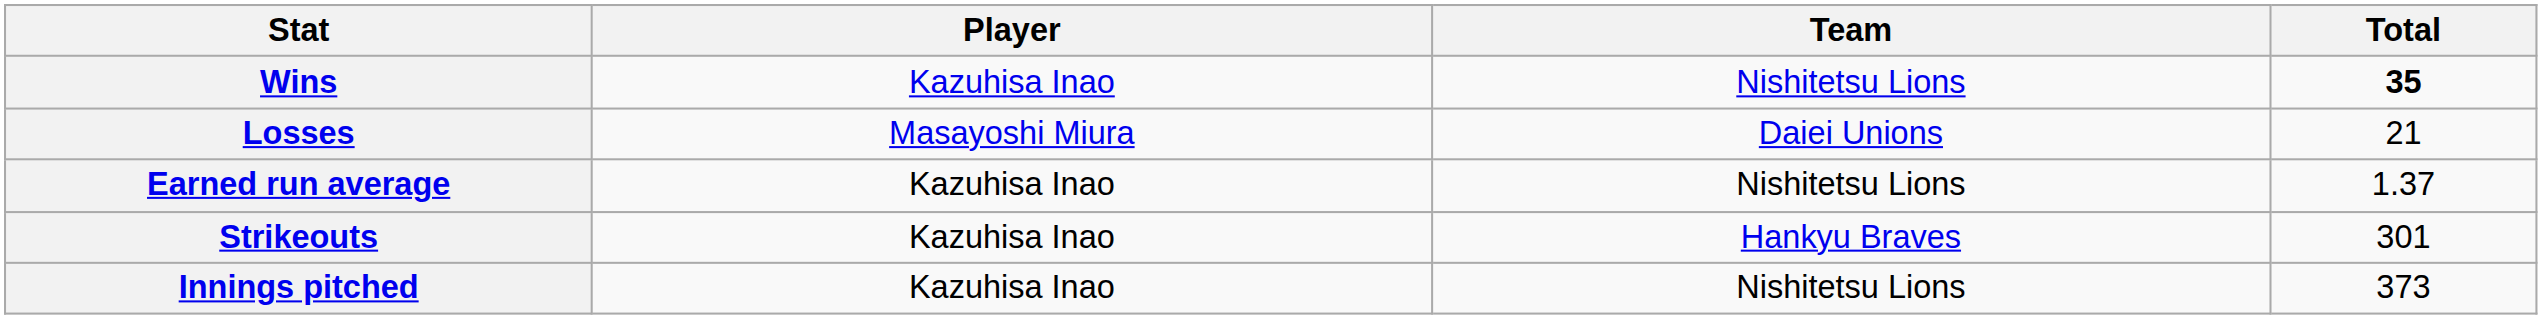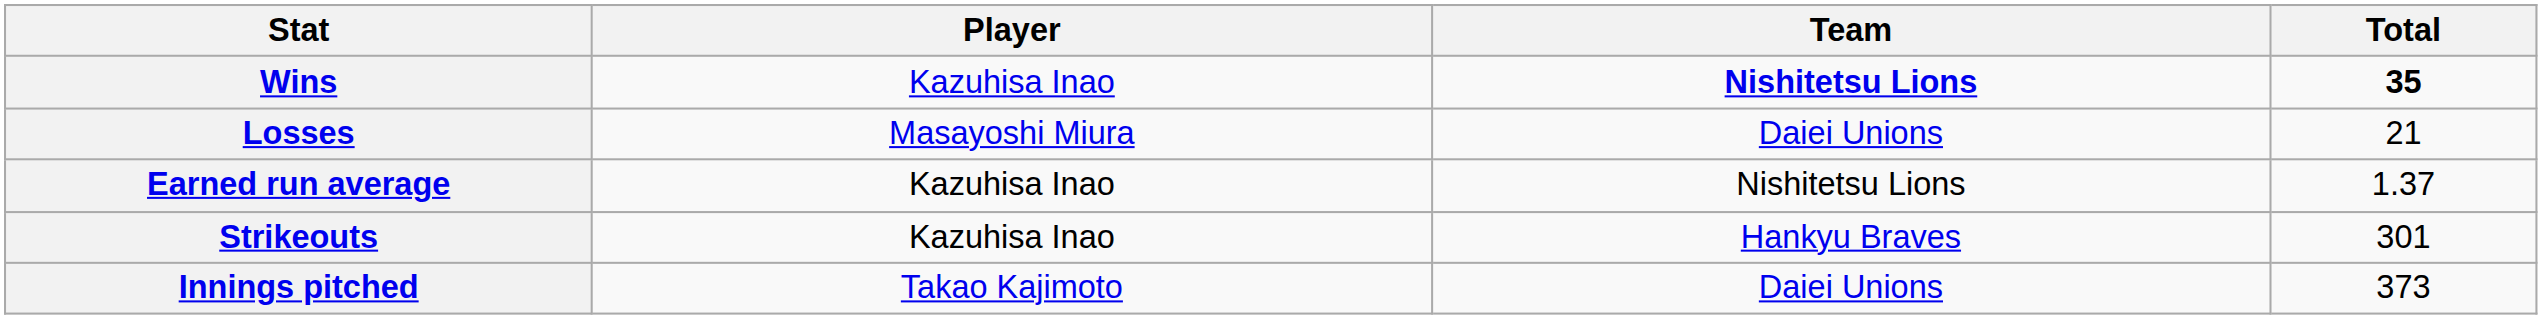(1851, 81) normal -> (1851, 81) bold
(1012, 287) Kazuhisa Inao -> (1012, 287) Takao Kajimoto
(1851, 287) Nishitetsu Lions -> (1851, 287) Daiei Unions
